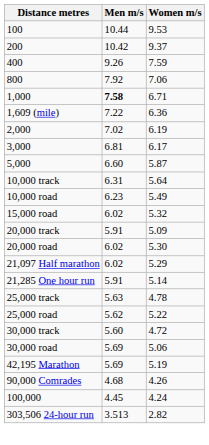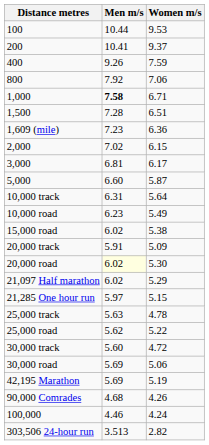(116, 46) 10.42 -> (116, 46) 10.41
+ row: (19, 113)
(114, 113) 7.22 -> (114, 130) 7.23
(158, 130) 6.19 -> (158, 146) 6.15
(158, 213) 5.32 -> (158, 230) 5.38
(114, 247) no background -> (114, 264) lightyellow background
(114, 280) 5.91 -> (114, 297) 5.97
(158, 280) 5.14 -> (158, 297) 5.15
(114, 398) 4.45 -> (114, 414) 4.46
